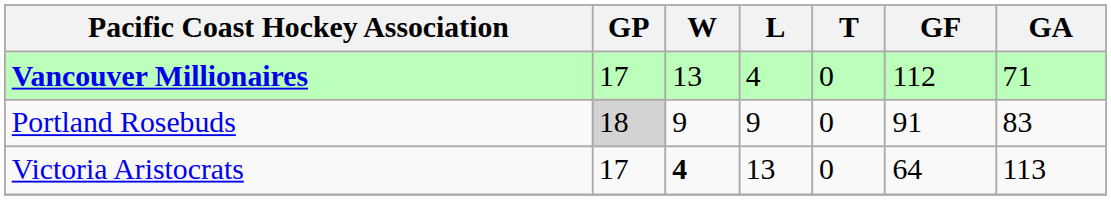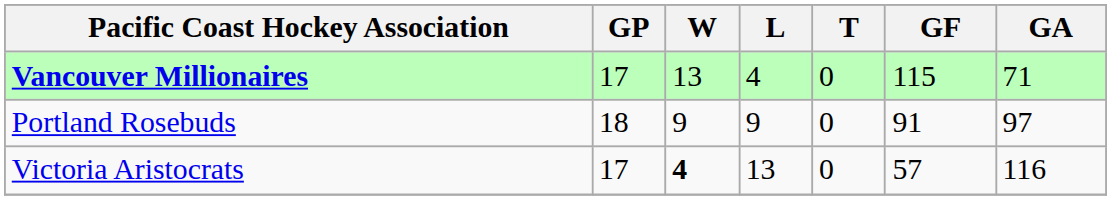(914, 75) 112 -> (914, 75) 115
(614, 122) lightgrey background -> (614, 122) no background
(1017, 122) 83 -> (1017, 122) 97
(907, 169) 64 -> (907, 169) 57
(1024, 169) 113 -> (1024, 169) 116
